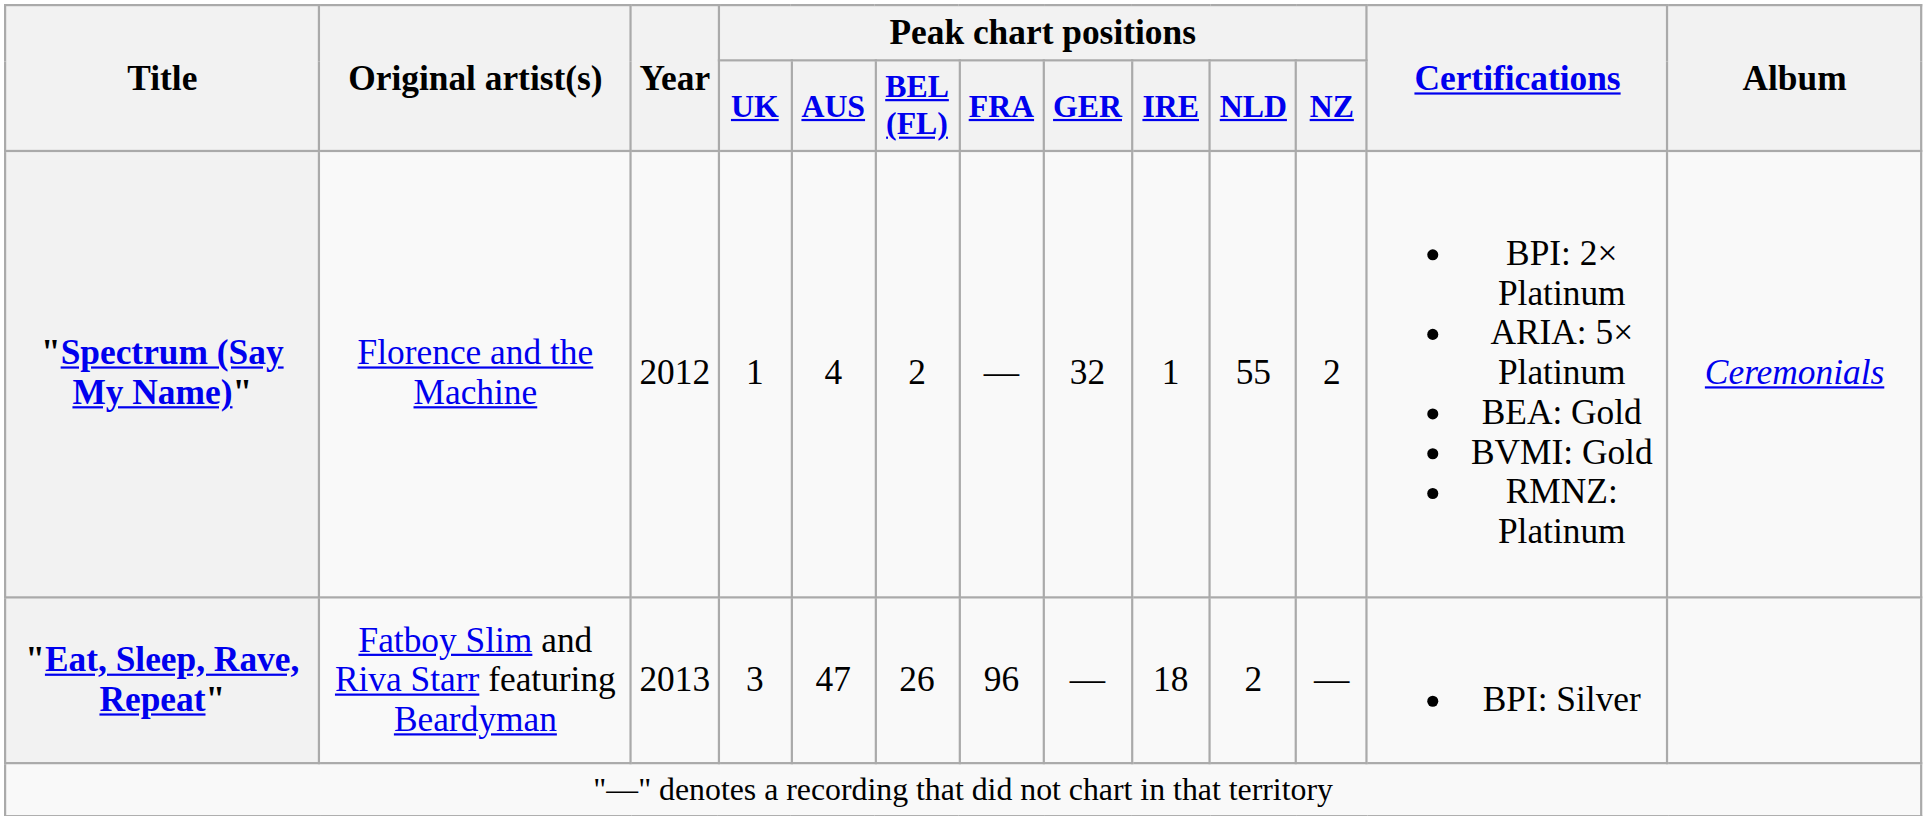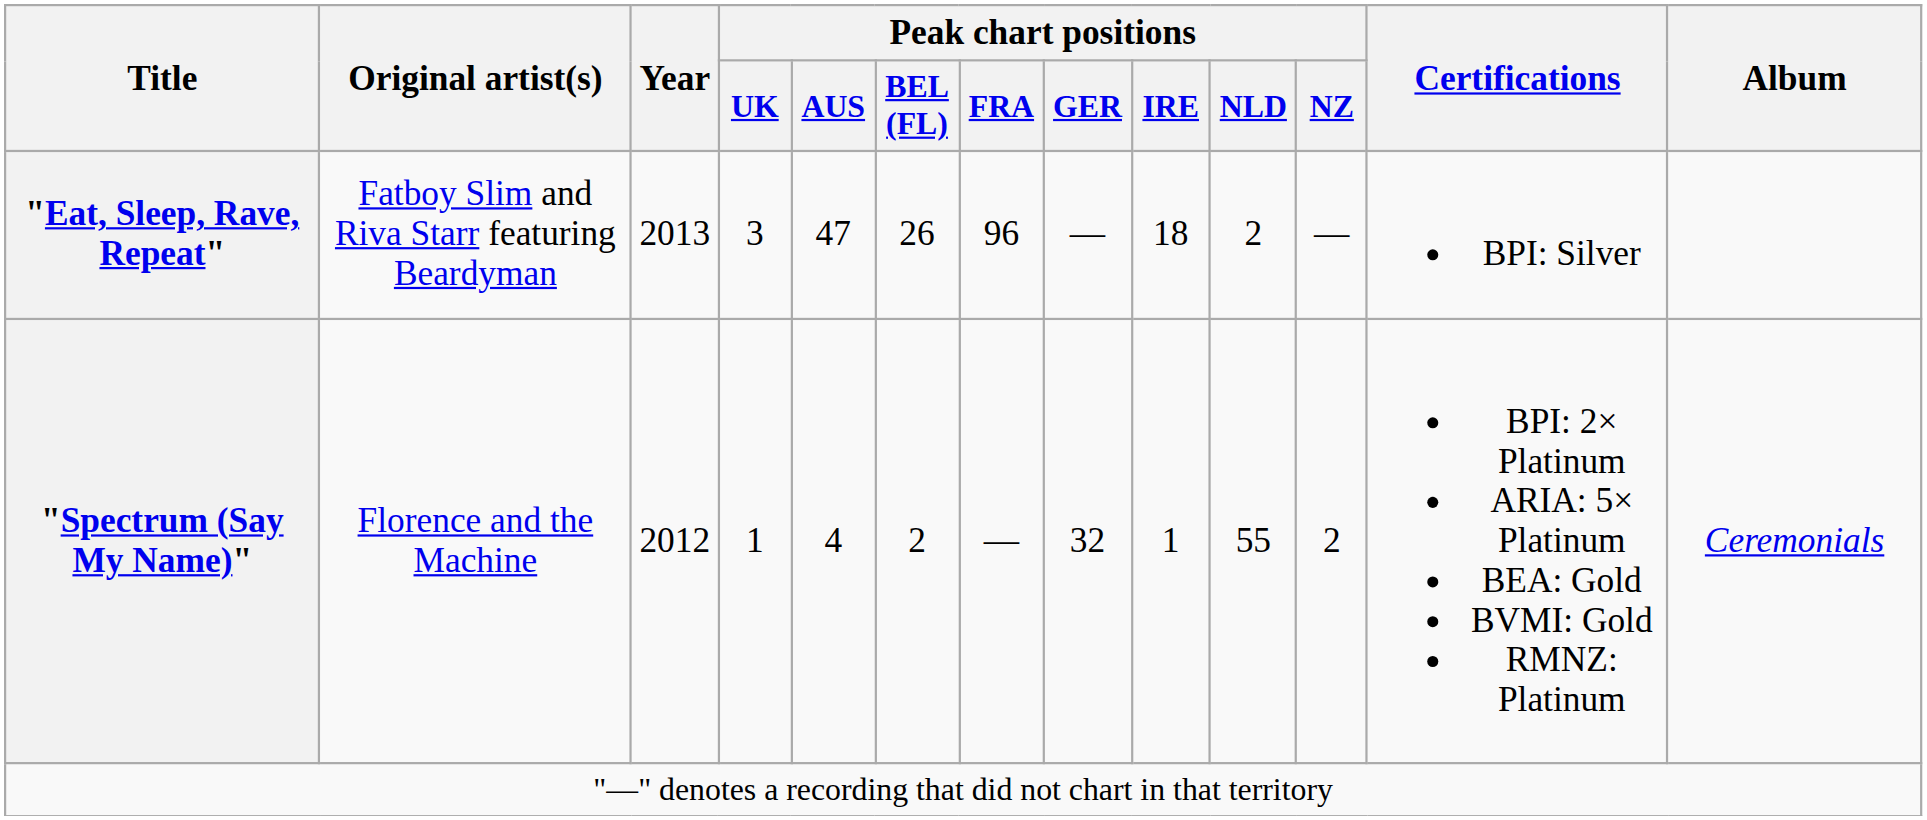rows swapped: (162, 373) <-> (162, 678)
